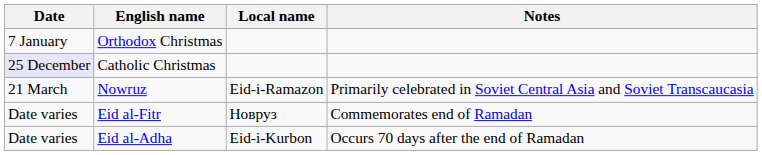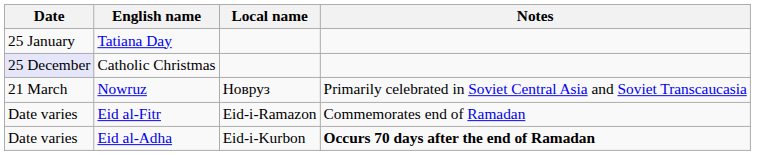- row: (160, 41)
+ row: (135, 41)
(276, 89) Eid-i-Ramazon -> (246, 89) Новруз
(253, 114) Новруз -> (270, 114) Eid-i-Ramazon
(457, 138) normal -> (459, 138) bold
